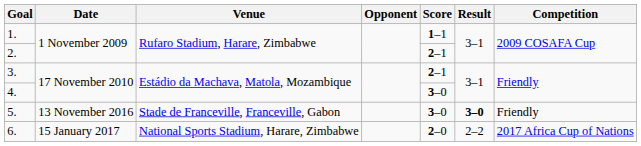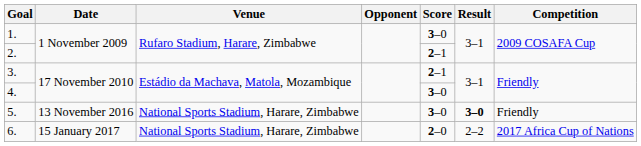(437, 33) 1–1 -> (437, 33) 3–0
(240, 111) Stade de Franceville, Franceville, Gabon -> (249, 111) National Sports Stadium, Harare, Zimbabwe
